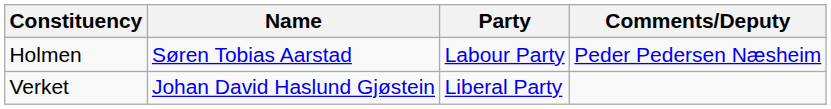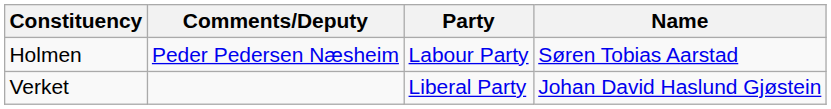columns swapped: (293, 21) <-> (698, 21)
